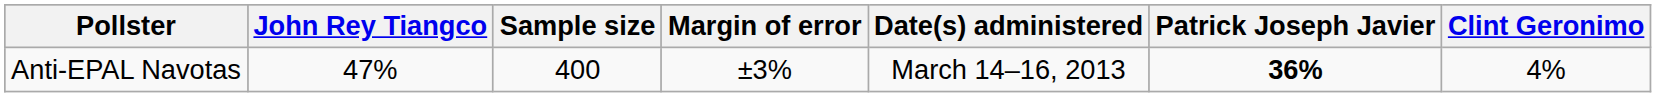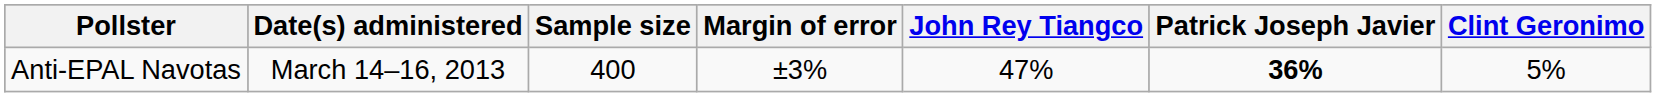columns swapped: (1009, 26) <-> (370, 26)
(1546, 69) 4% -> (1546, 69) 5%
